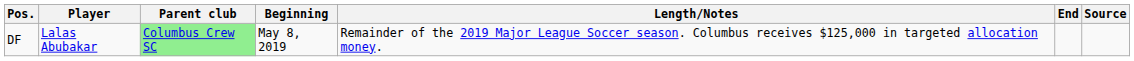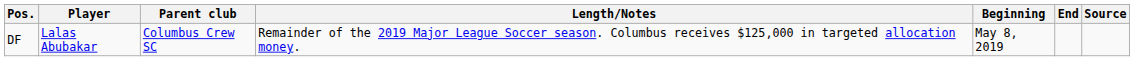columns swapped: (696, 14) <-> (297, 14)
(189, 40) lightgreen background -> (189, 40) no background
